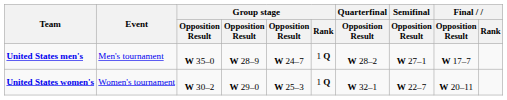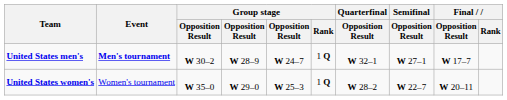(131, 56) normal -> (134, 56) bold
(200, 62) W 35–0 -> (200, 62) W 30–2
(362, 62) W 28–2 -> (362, 62) W 32–1
(200, 87) W 30–2 -> (200, 87) W 35–0
(362, 87) W 32–1 -> (362, 87) W 28–2
